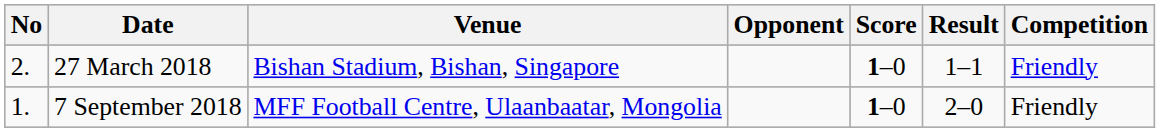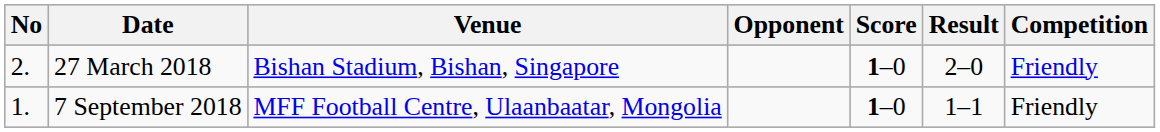(964, 65) 1–1 -> (964, 65) 2–0
(964, 106) 2–0 -> (964, 106) 1–1
